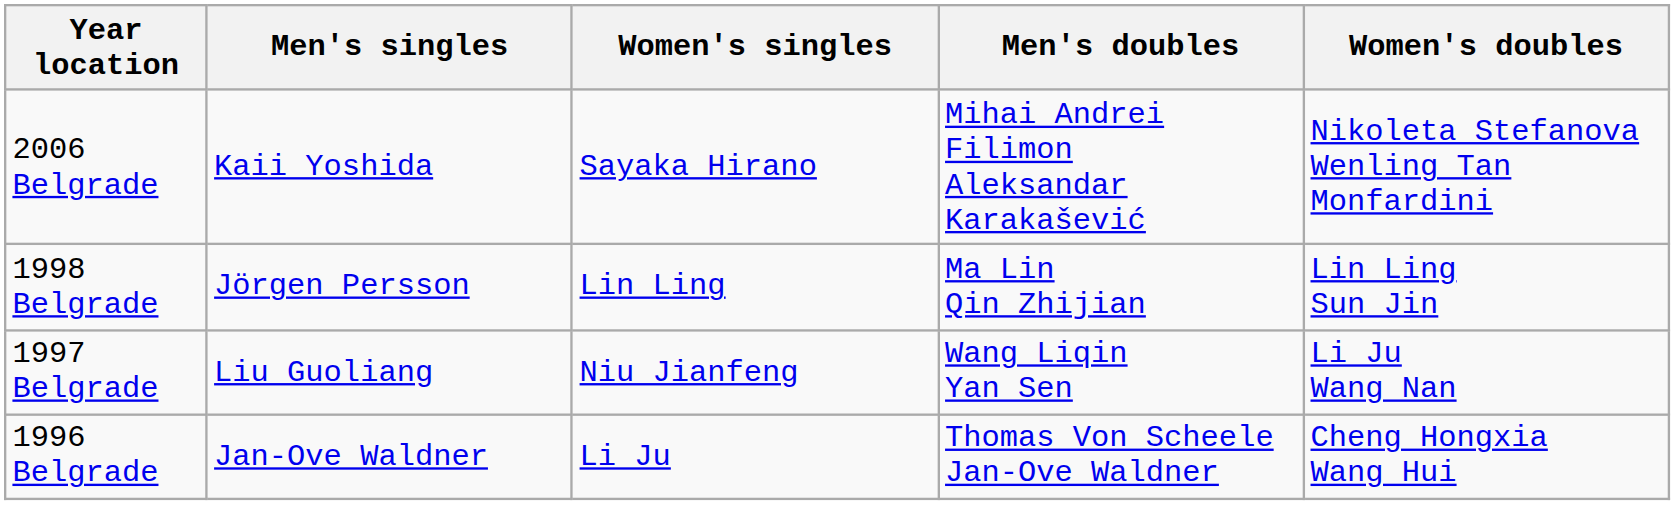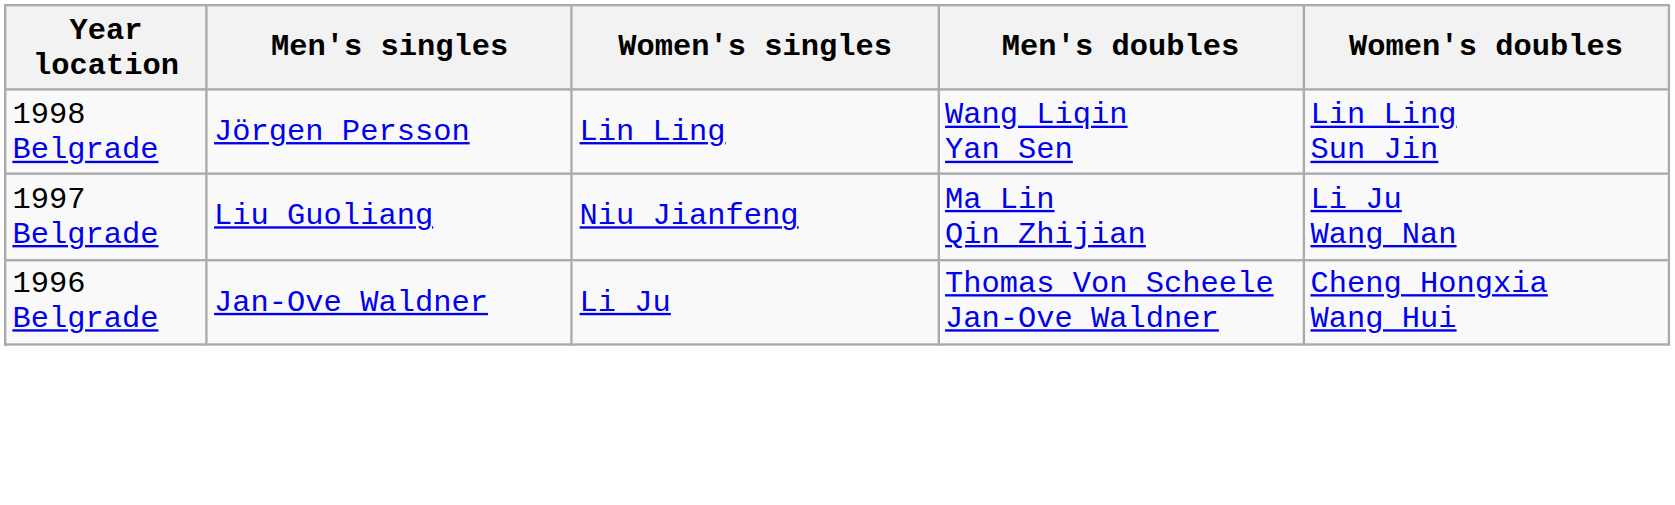- row: (85, 167)
(1045, 287) Ma Lin Qin Zhijian -> (1036, 132) Wang Liqin Yan Sen
(1036, 372) Wang Liqin Yan Sen -> (1045, 217) Ma Lin Qin Zhijian
